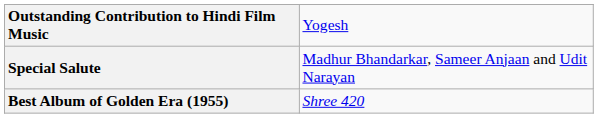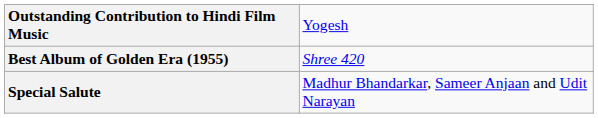rows swapped: (118, 100) <-> (54, 67)
